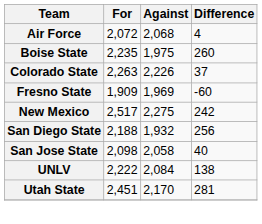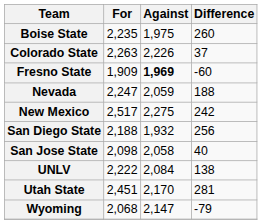- row: (54, 33)
(159, 92) normal -> (159, 72) bold
+ row: (54, 92)
+ row: (54, 209)
